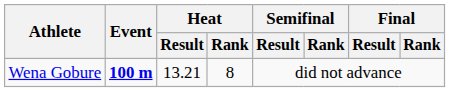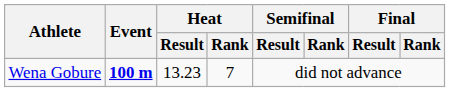(182, 72) 13.21 -> (182, 72) 13.23
(230, 72) 8 -> (230, 72) 7
